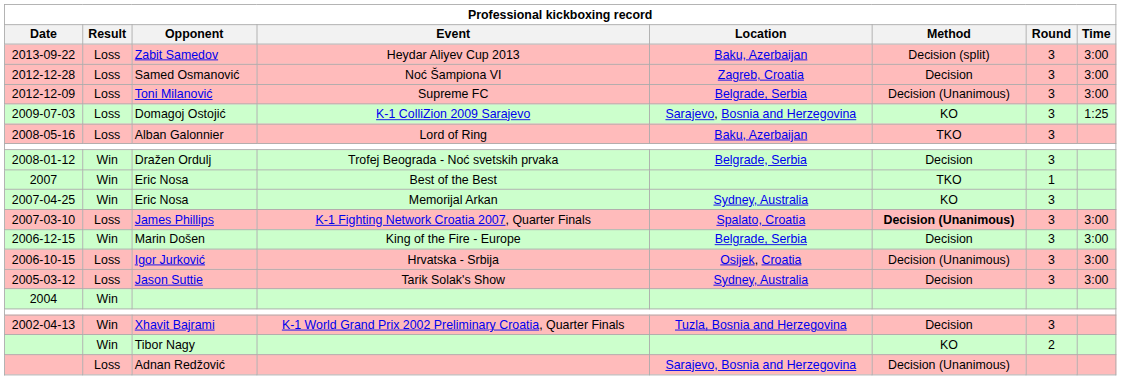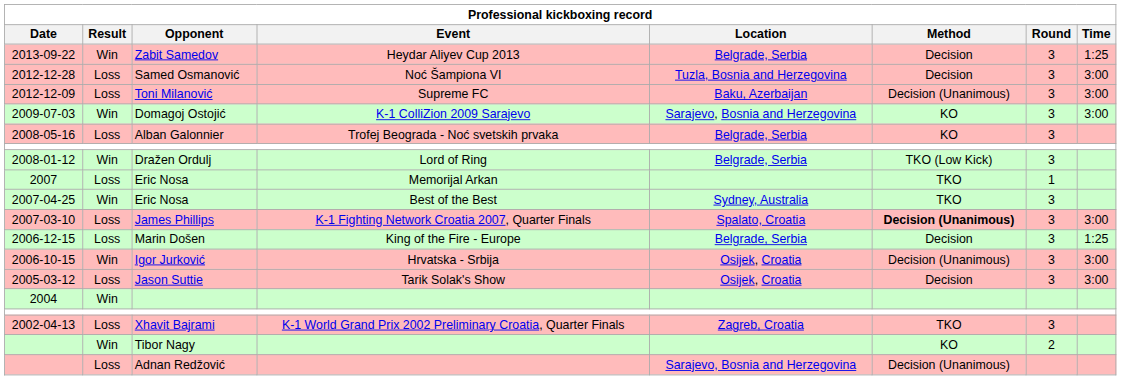(107, 54) Loss -> (107, 54) Win
(761, 54) Baku, Azerbaijan -> (761, 54) Belgrade, Serbia
(949, 54) Decision (split) -> (949, 54) Decision
(1096, 54) 3:00 -> (1096, 54) 1:25
(761, 74) Zagreb, Croatia -> (761, 74) Tuzla, Bosnia and Herzegovina
(761, 94) Belgrade, Serbia -> (761, 94) Baku, Azerbaijan
(107, 114) Loss -> (107, 114) Win
(1096, 114) 1:25 -> (1096, 114) 3:00
(453, 134) Lord of Ring -> (453, 134) Trofej Beograda - Noć svetskih prvaka
(761, 134) Baku, Azerbaijan -> (761, 134) Belgrade, Serbia
(949, 134) TKO -> (949, 134) KO
(453, 160) Trofej Beograda - Noć svetskih prvaka -> (453, 160) Lord of Ring
(949, 160) Decision -> (949, 160) TKO (Low Kick)
(107, 180) Win -> (107, 180) Loss
(453, 180) Best of the Best -> (453, 180) Memorijal Arkan
(453, 199) Memorijal Arkan -> (453, 199) Best of the Best
(949, 199) KO -> (949, 199) TKO
(107, 239) Win -> (107, 239) Loss
(1096, 239) 3:00 -> (1096, 239) 1:25
(107, 259) Loss -> (107, 259) Win
(761, 279) Sydney, Australia -> (761, 279) Osijek, Croatia
(107, 325) Win -> (107, 325) Loss
(761, 325) Tuzla, Bosnia and Herzegovina -> (761, 325) Zagreb, Croatia
(949, 325) Decision -> (949, 325) TKO
